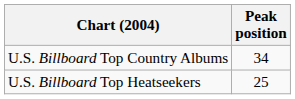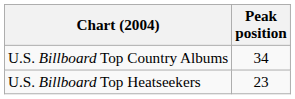(261, 81) 25 -> (261, 81) 23
